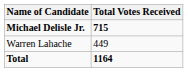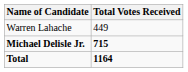rows swapped: (46, 28) <-> (39, 43)
